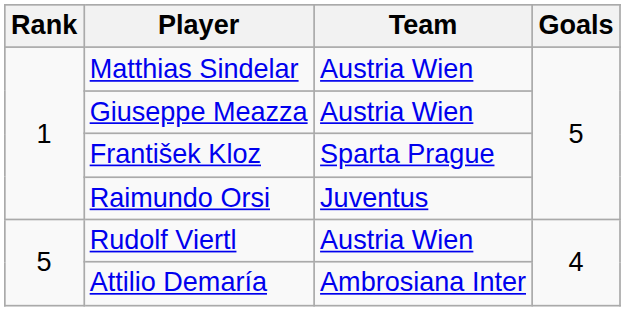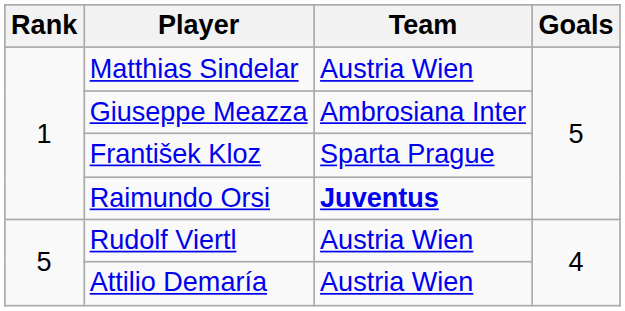(397, 111) Austria Wien -> (423, 111) Ambrosiana Inter
(374, 197) normal -> (379, 197) bold
(423, 283) Ambrosiana Inter -> (397, 283) Austria Wien
